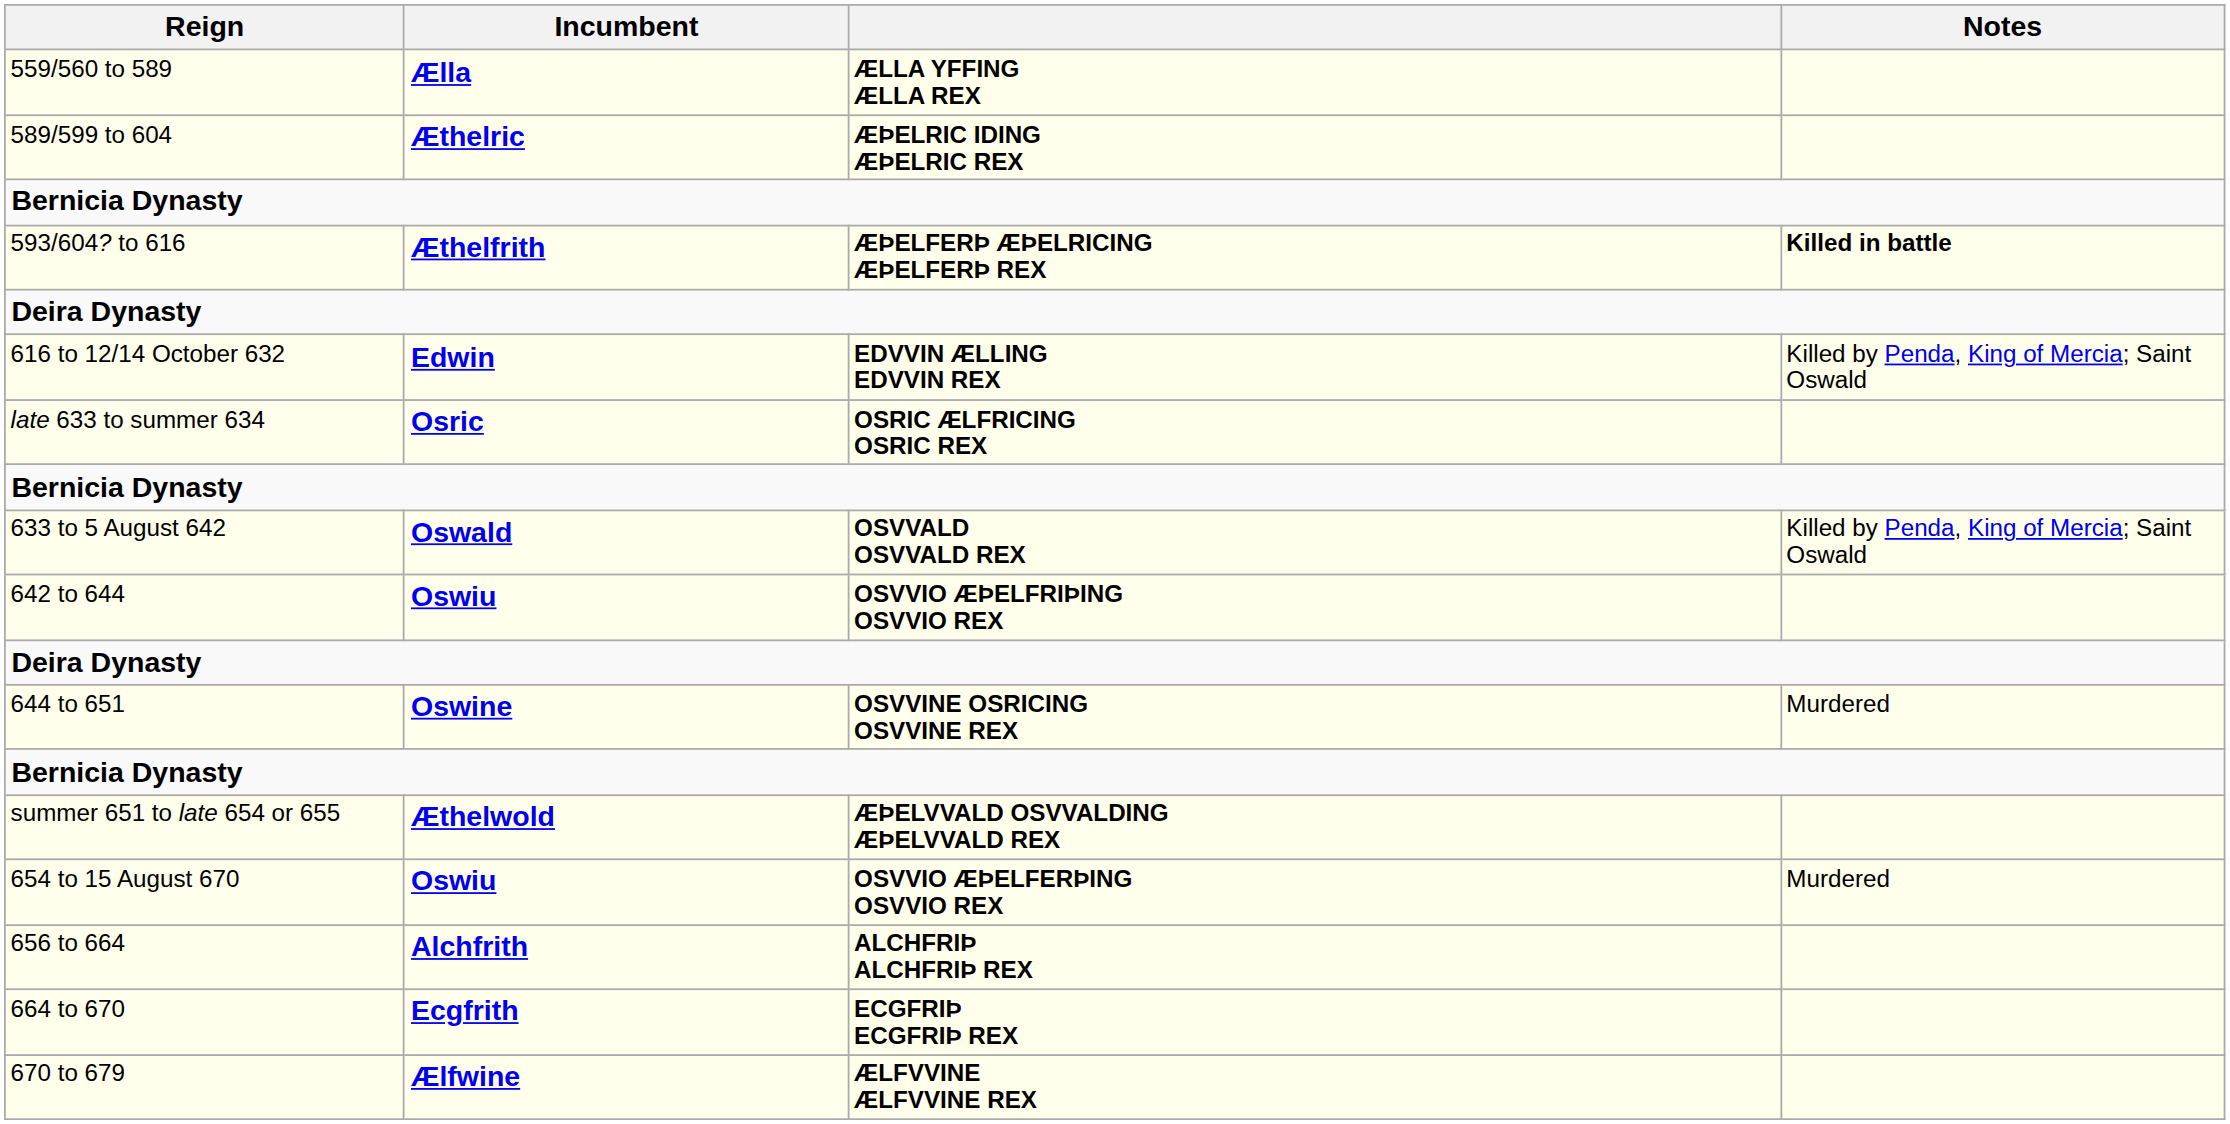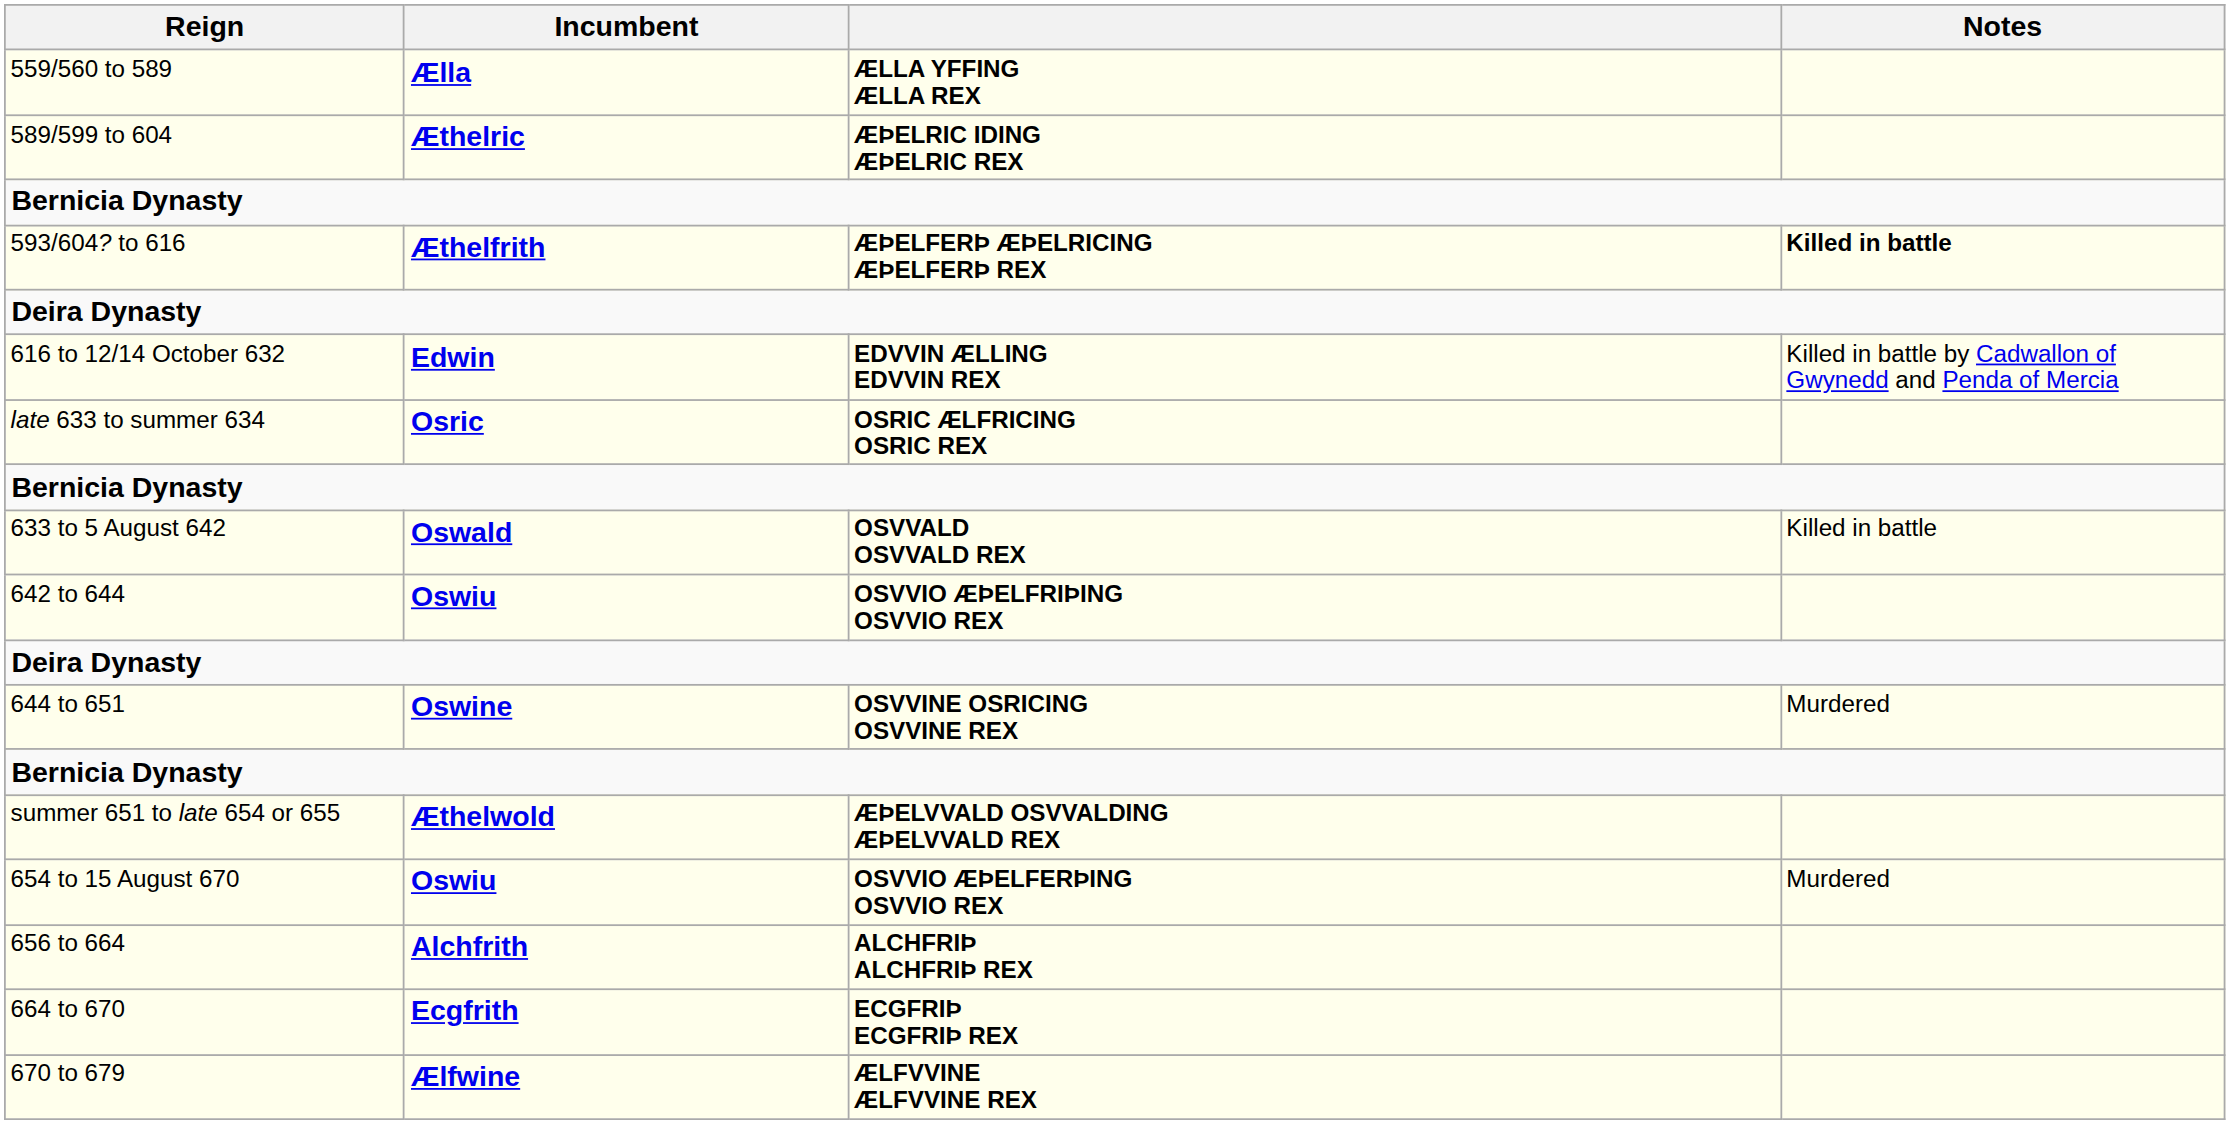(1989, 367) Killed by Penda, King of Mercia; Saint Oswald -> (1953, 367) Killed in battle by Cadwallon of Gwynedd and Penda of Mercia
(1989, 542) Killed by Penda, King of Mercia; Saint Oswald -> (1862, 529) Killed in battle
